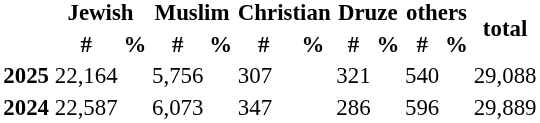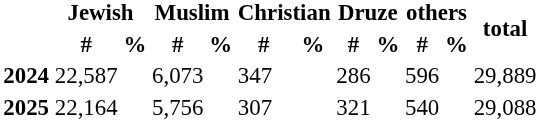rows swapped: (26, 107) <-> (26, 75)
